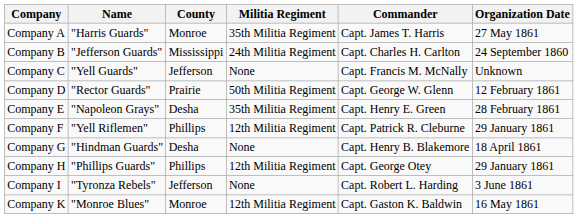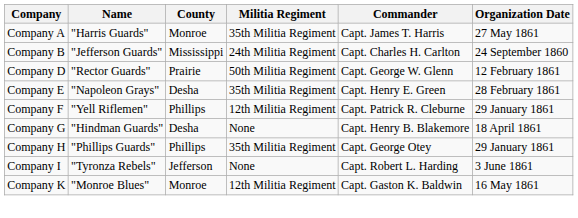- row: (36, 71)
(282, 166) 12th Militia Regiment -> (282, 147) 35th Militia Regiment
